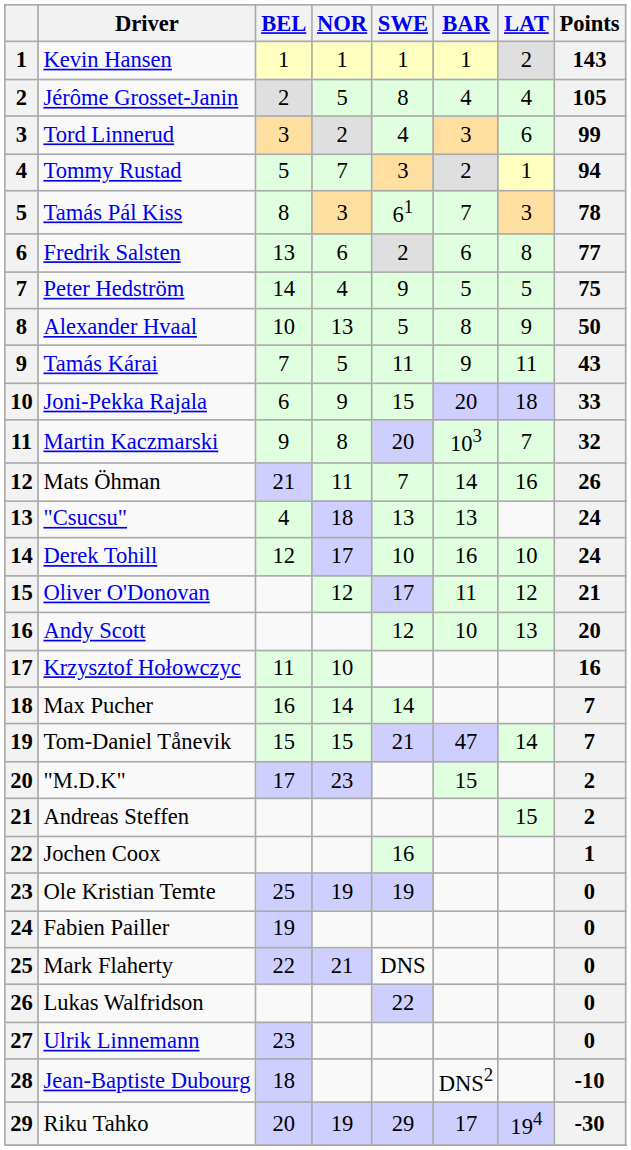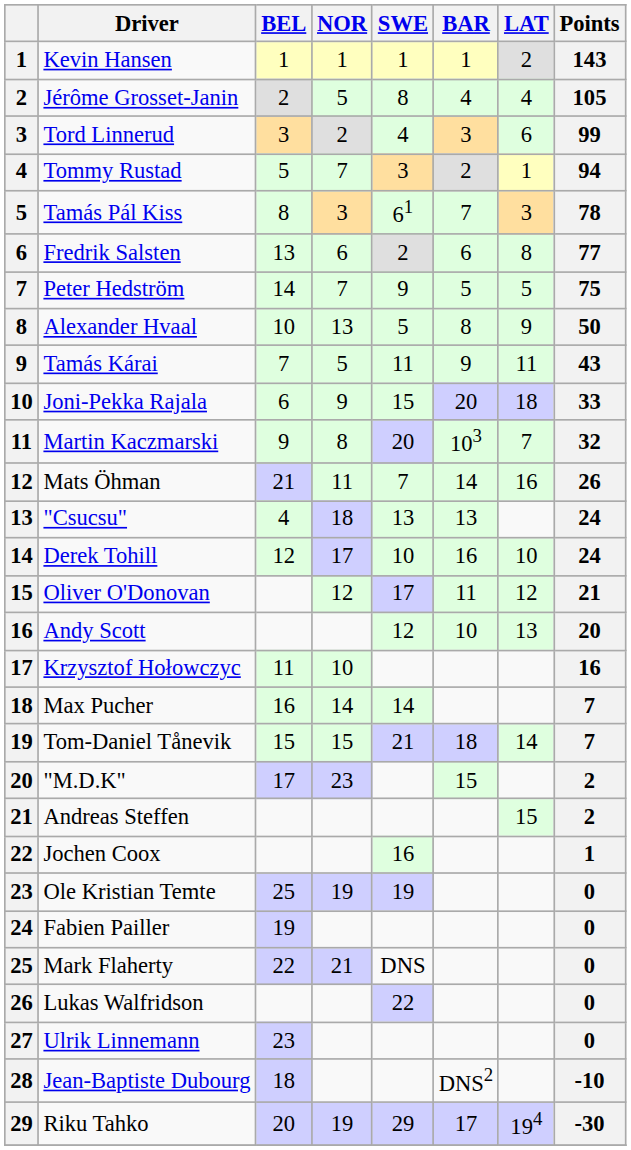(342, 289) 4 -> (342, 289) 7
(466, 742) 47 -> (466, 742) 18
